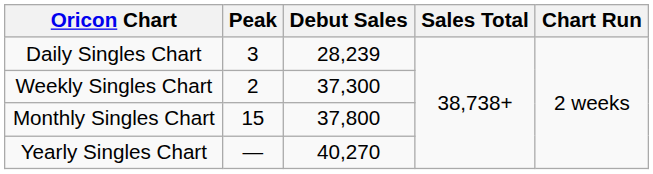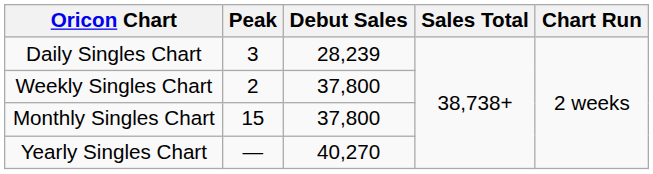(349, 86) 37,300 -> (349, 86) 37,800
